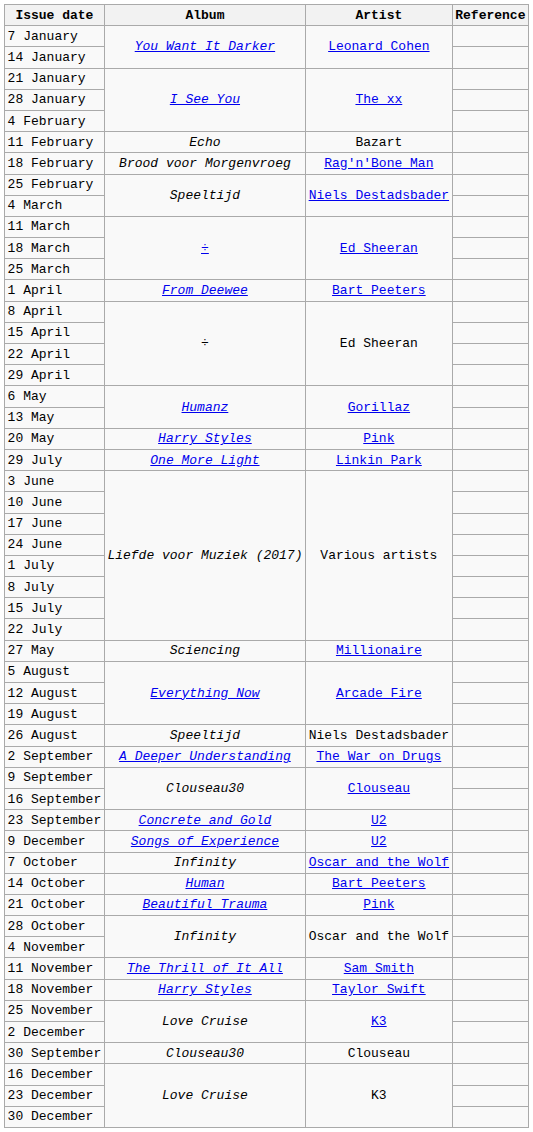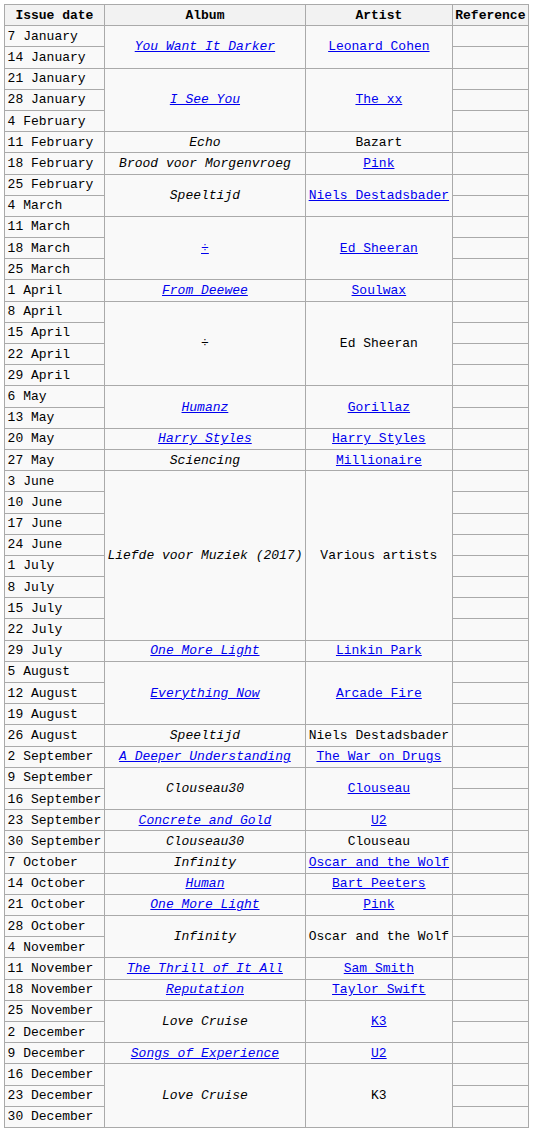(379, 163) Rag'n'Bone Man -> (379, 163) Pink
(379, 291) Bart Peeters -> (379, 291) Soulwax
(379, 439) Pink -> (379, 439) Harry Styles
rows swapped: (31, 651) <-> (35, 460)
rows swapped: (54, 1053) <-> (47, 841)
(205, 905) Beautiful Trauma -> (205, 905) One More Light
(205, 990) Harry Styles -> (205, 990) Reputation
